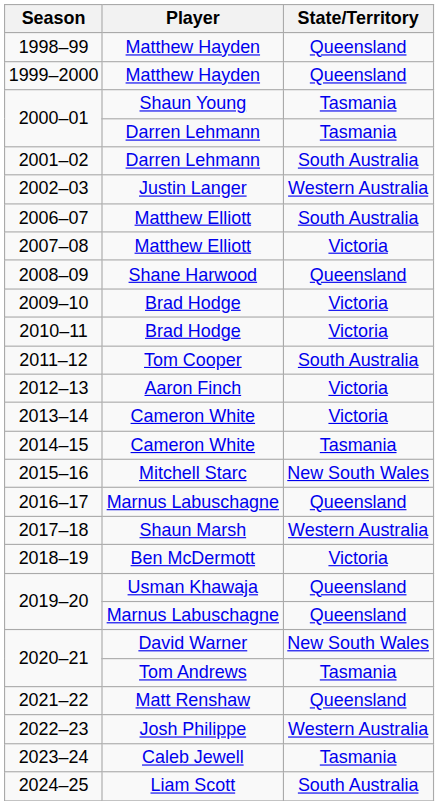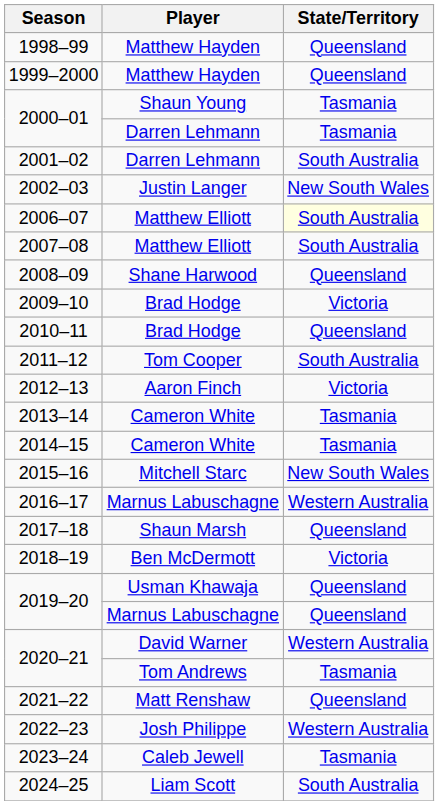(358, 189) Western Australia -> (358, 189) New South Wales
(358, 217) no background -> (358, 217) lightyellow background
(358, 246) Victoria -> (358, 246) South Australia
(358, 331) Victoria -> (358, 331) Queensland
(358, 416) Victoria -> (358, 416) Tasmania
(358, 501) Queensland -> (358, 501) Western Australia
(358, 530) Western Australia -> (358, 530) Queensland
(358, 643) New South Wales -> (358, 643) Western Australia
